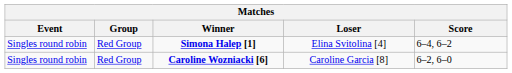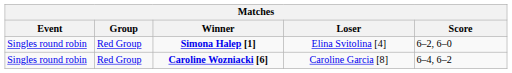(434, 44) 6–4, 6–2 -> (434, 44) 6–2, 6–0
(434, 60) 6–2, 6–0 -> (434, 60) 6–4, 6–2
